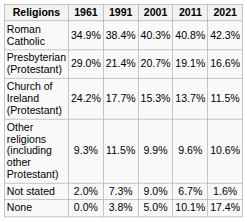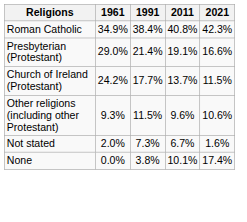- column: (156, 12)
